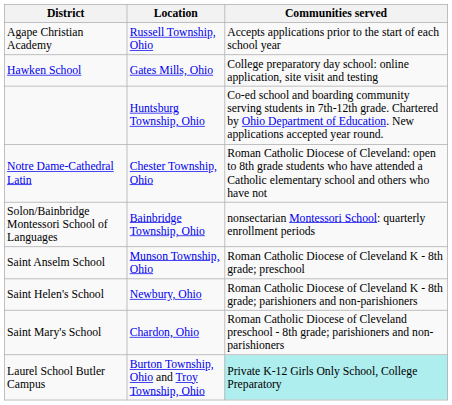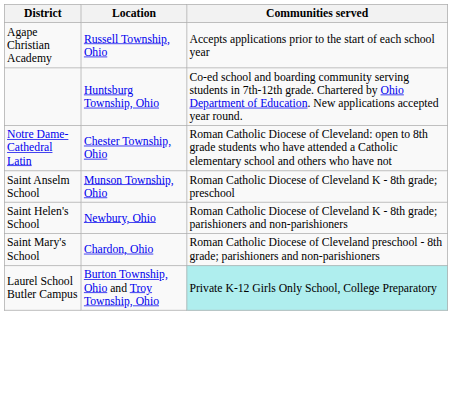- row: (44, 70)
- row: (57, 224)
